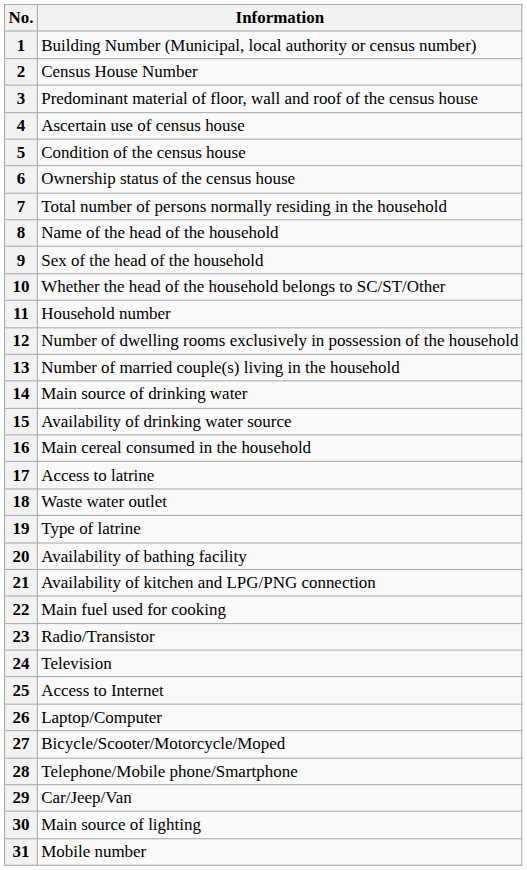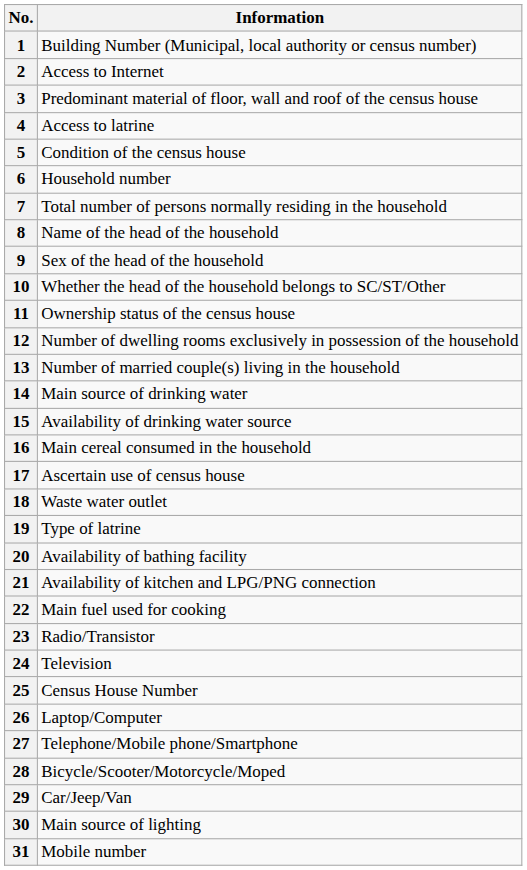(119, 71) Census House Number -> (102, 71) Access to Internet
(143, 125) Ascertain use of census house -> (98, 125) Access to latrine
(168, 179) Ownership status of the census house -> (106, 179) Household number
(106, 313) Household number -> (168, 313) Ownership status of the census house
(98, 475) Access to latrine -> (143, 475) Ascertain use of census house
(102, 690) Access to Internet -> (119, 690) Census House Number
(163, 744) Bicycle/Scooter/Motorcycle/Moped -> (169, 744) Telephone/Mobile phone/Smartphone
(169, 771) Telephone/Mobile phone/Smartphone -> (163, 771) Bicycle/Scooter/Motorcycle/Moped
